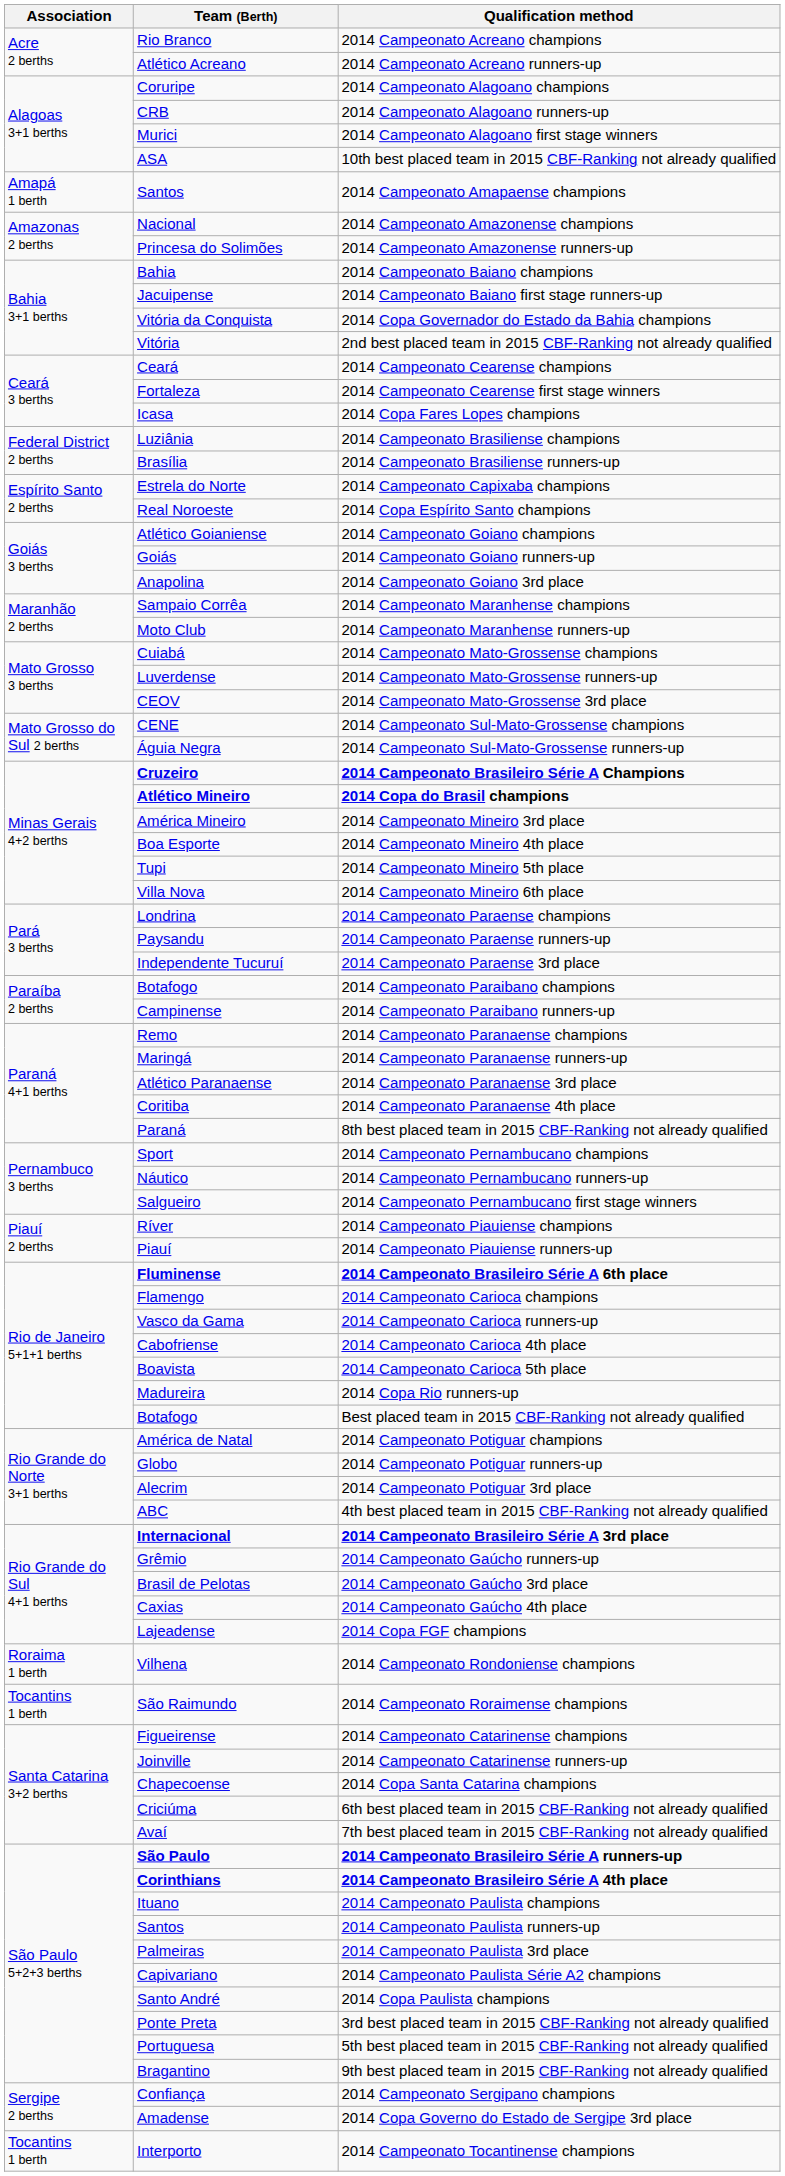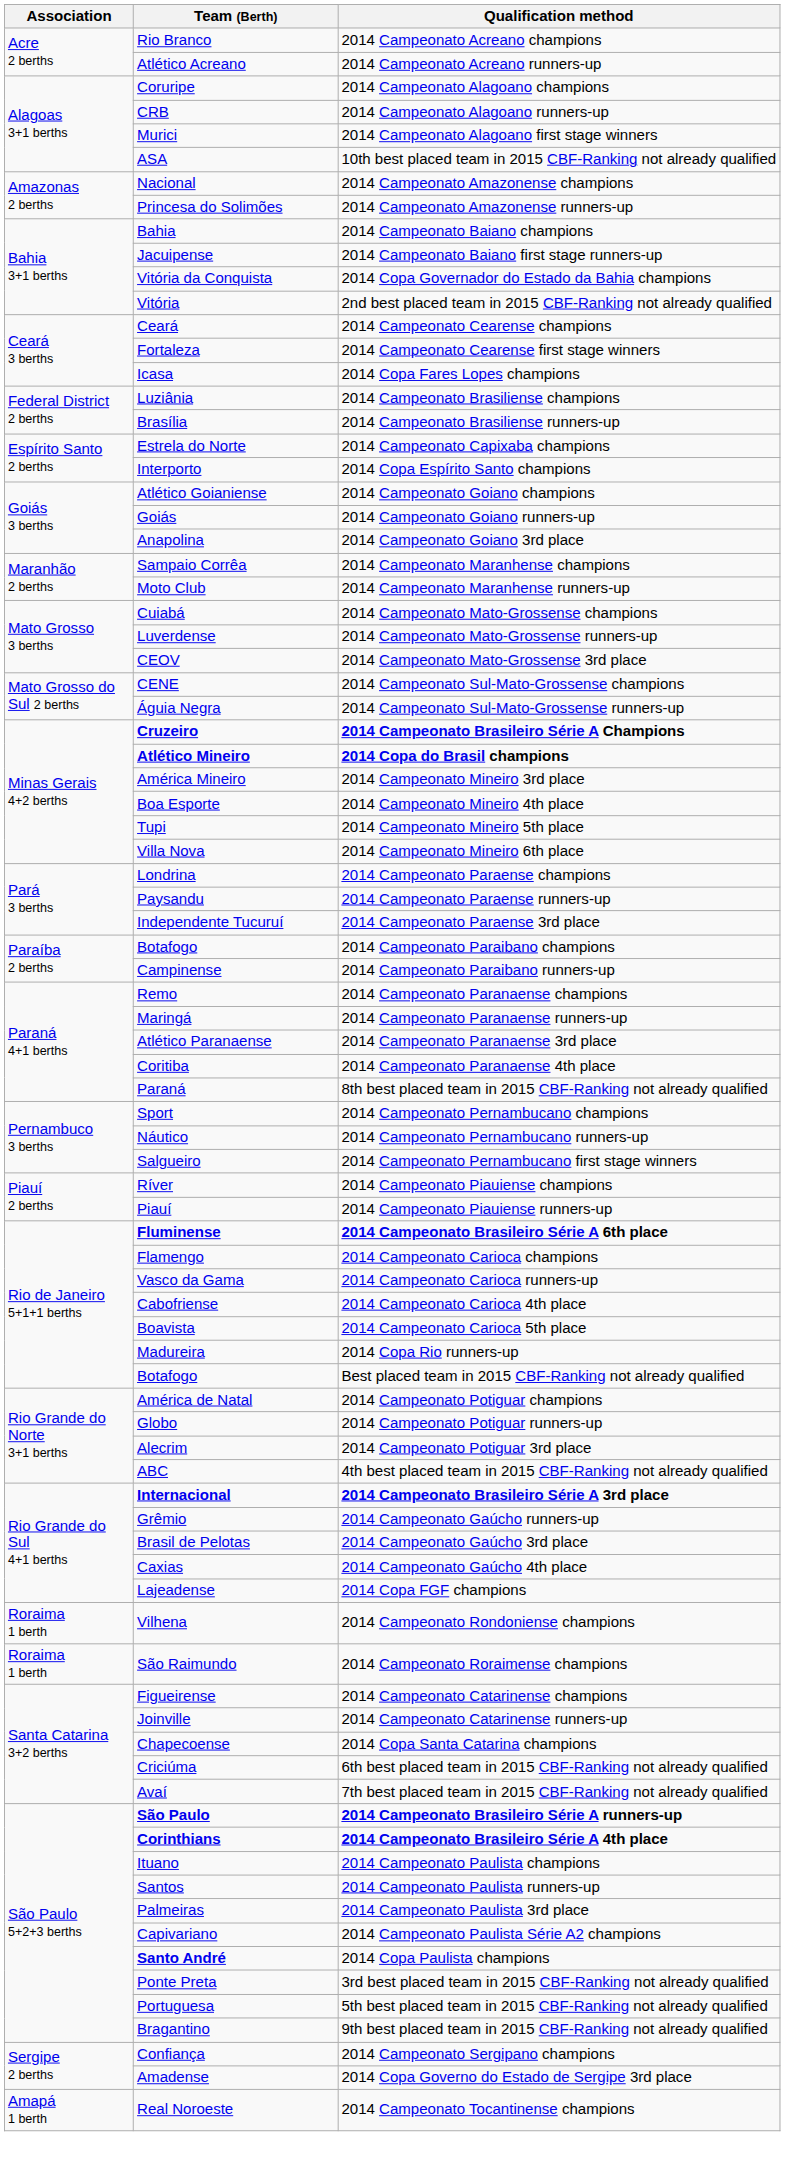- row: (484, 191)
(185, 510) Real Noroeste -> (169, 469) Interporto
(40, 1704) Tocantins 1 berth -> (36, 1663) Roraima 1 berth
(178, 1999) normal -> (181, 1958) bold
(40, 2150) Tocantins 1 berth -> (32, 2110) Amapá 1 berth
(169, 2150) Interporto -> (185, 2110) Real Noroeste
